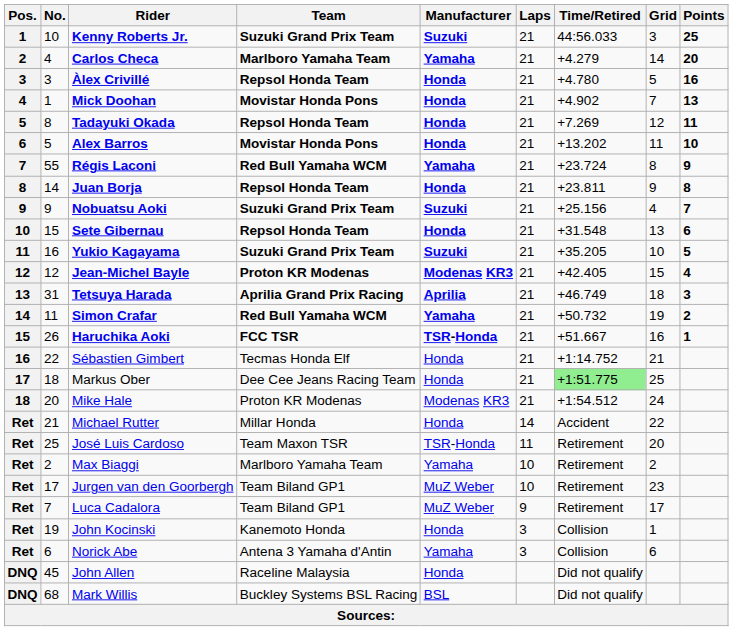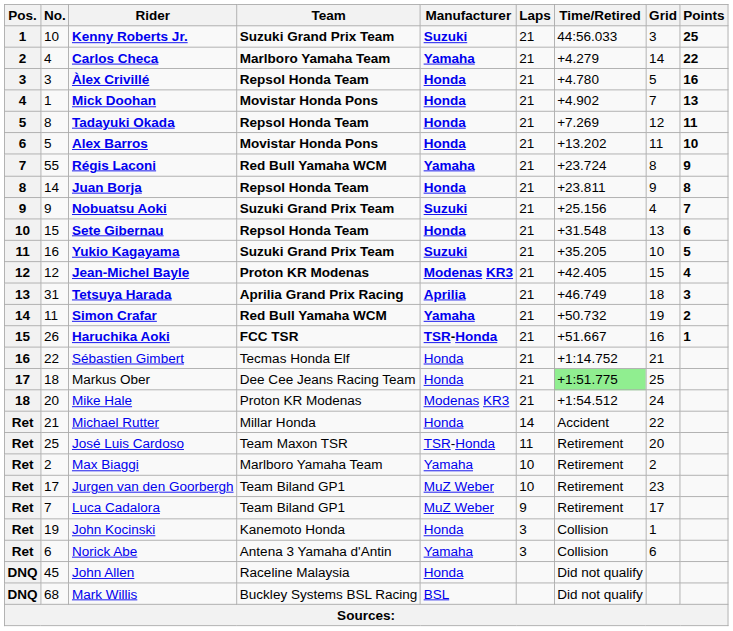(691, 58) 20 -> (691, 58) 22
